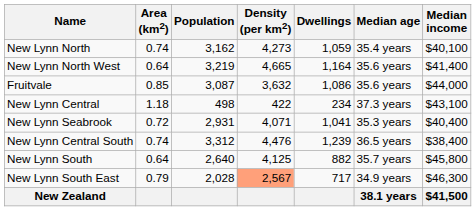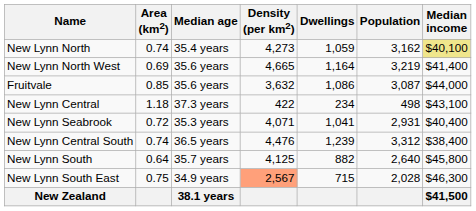columns swapped: (204, 21) <-> (388, 21)
(447, 48) no background -> (447, 48) khaki background
(157, 67) 0.64 -> (157, 67) 0.69
(157, 178) 0.79 -> (157, 178) 0.75
(341, 178) 717 -> (345, 178) 715
